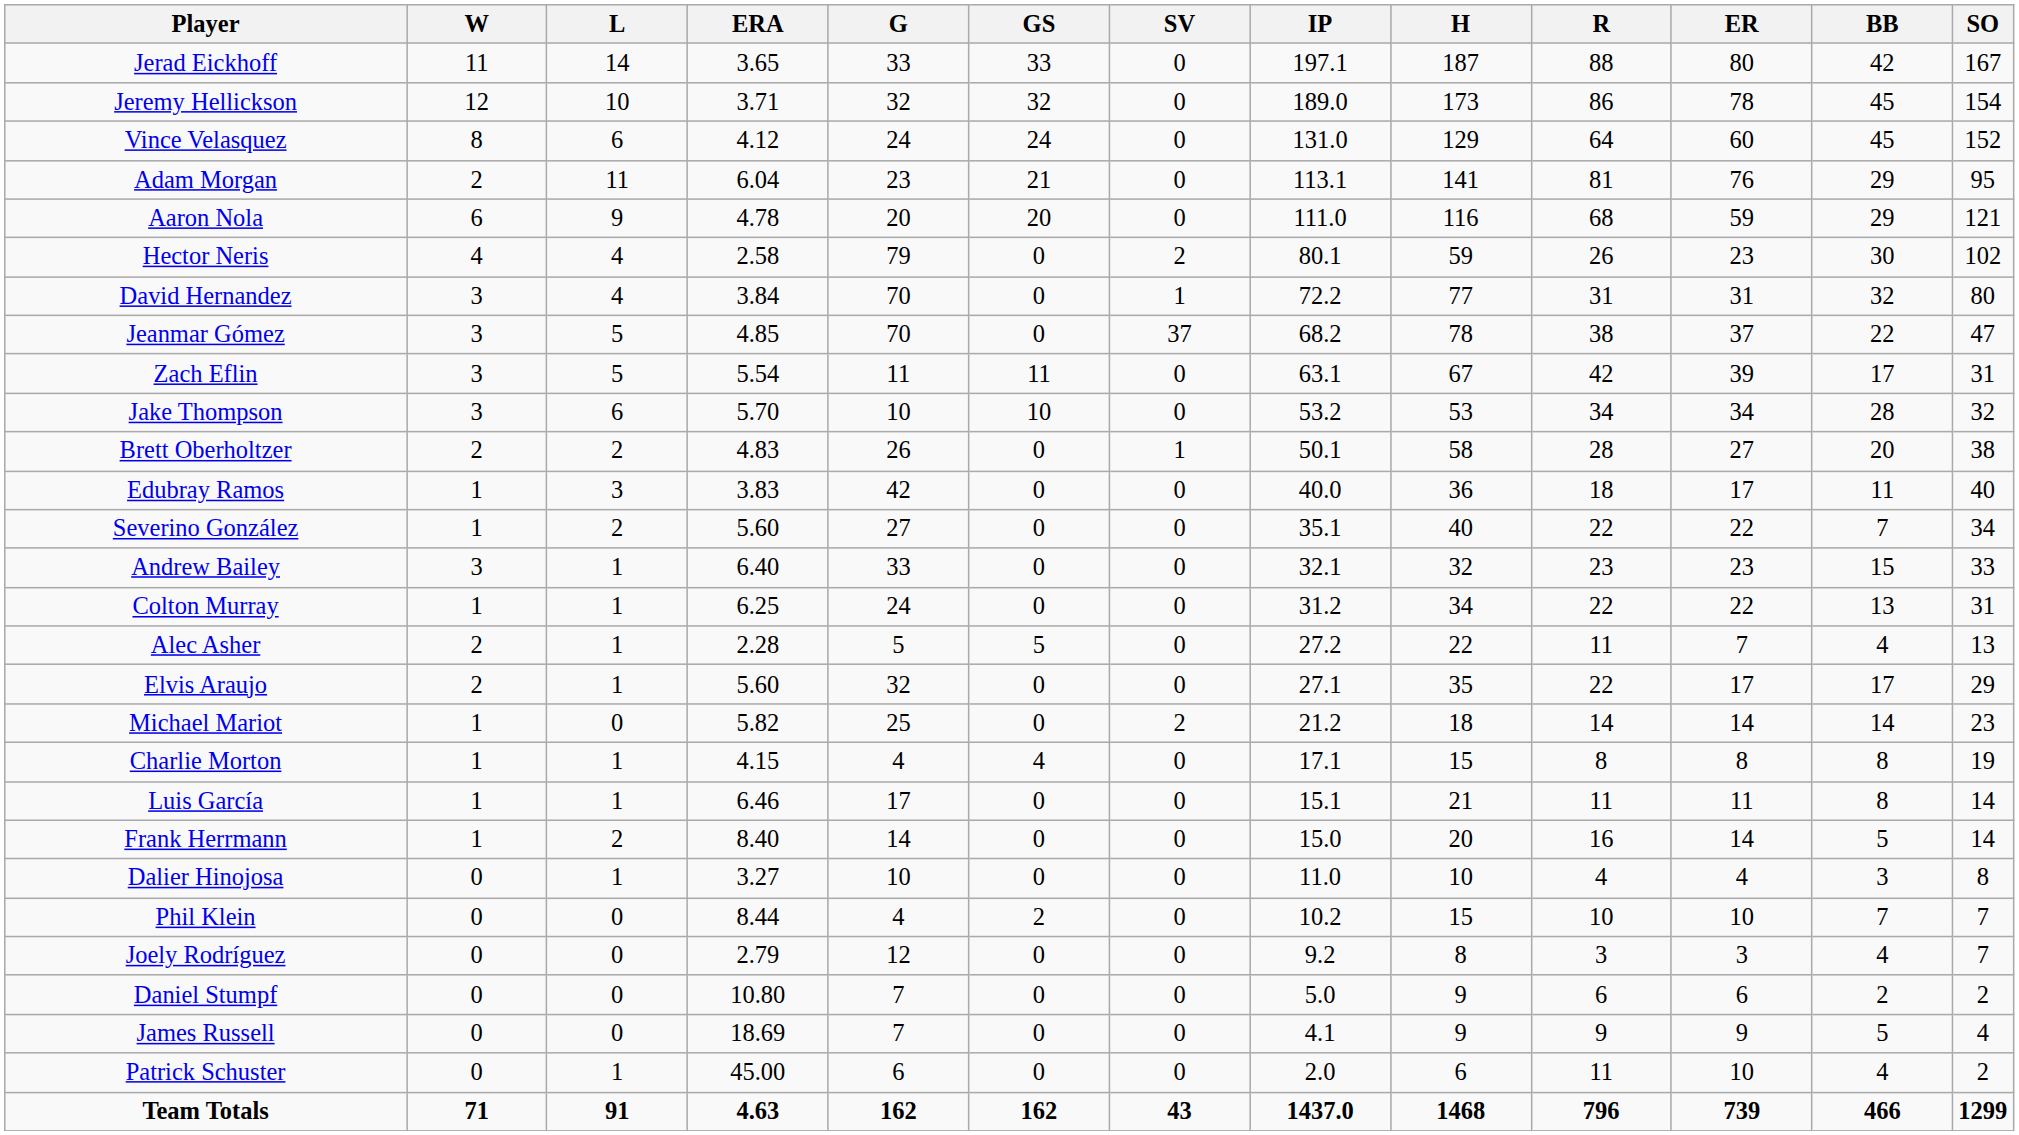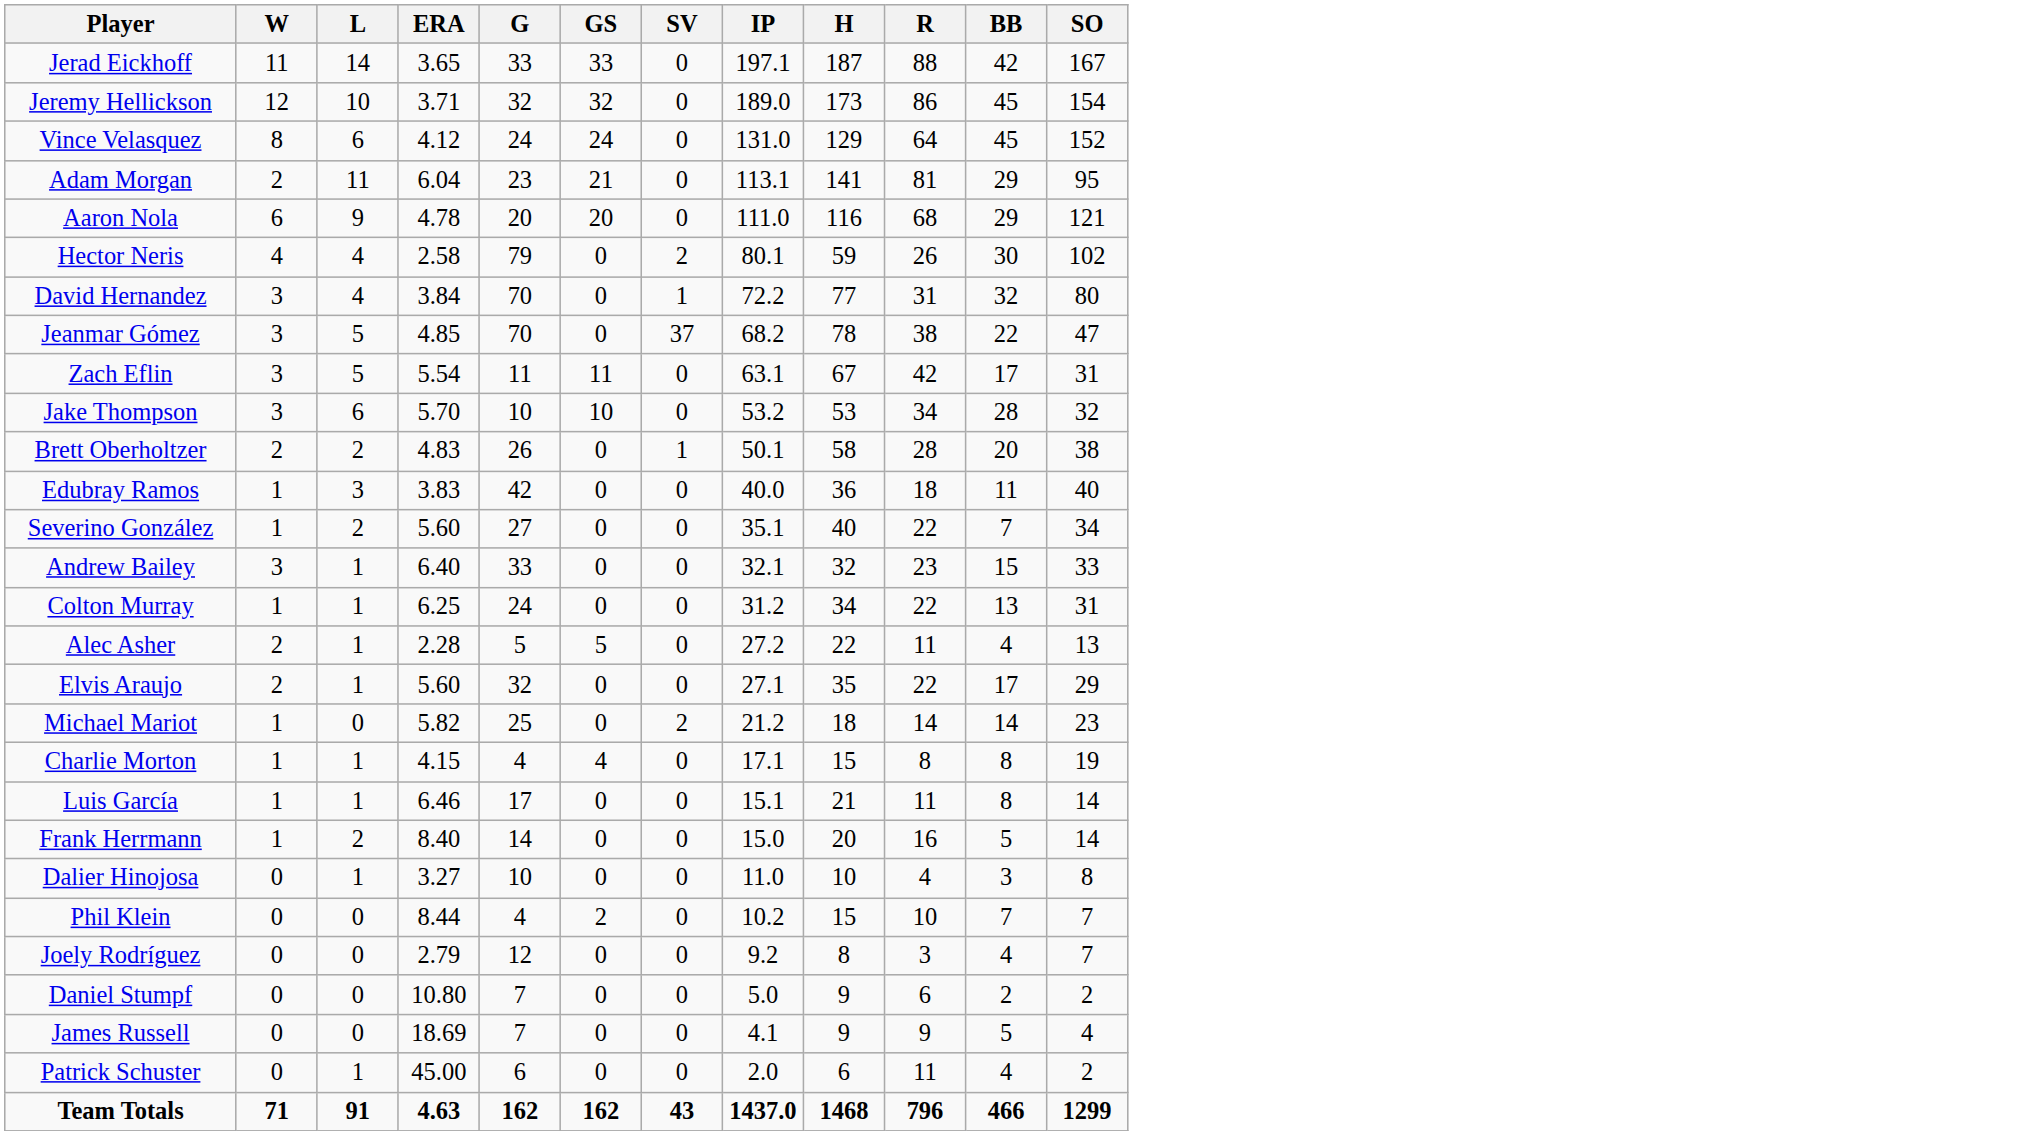- column: (1742, 23)
